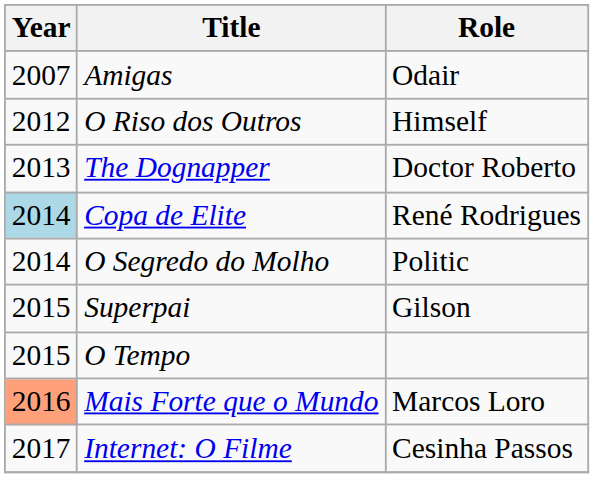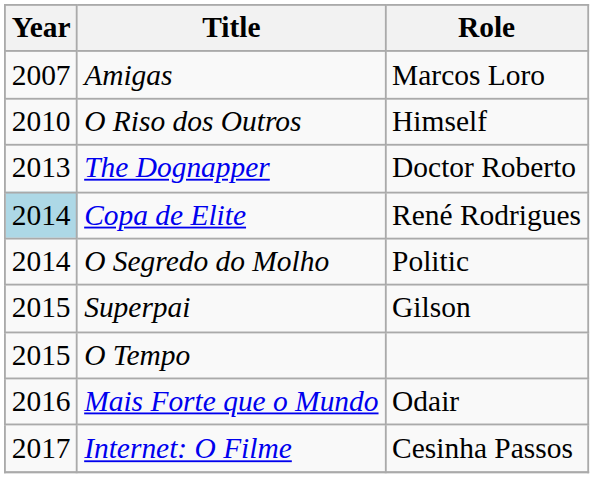(426, 74) Odair -> (469, 74) Marcos Loro
(41, 121) 2012 -> (41, 121) 2010
(41, 401) lightsalmon background -> (41, 401) no background
(469, 401) Marcos Loro -> (426, 401) Odair
